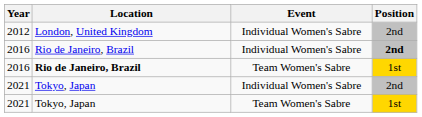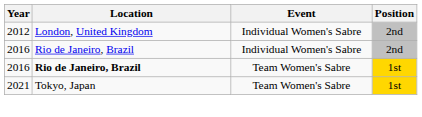(394, 49) bold -> (394, 49) normal
- row: (18, 85)
